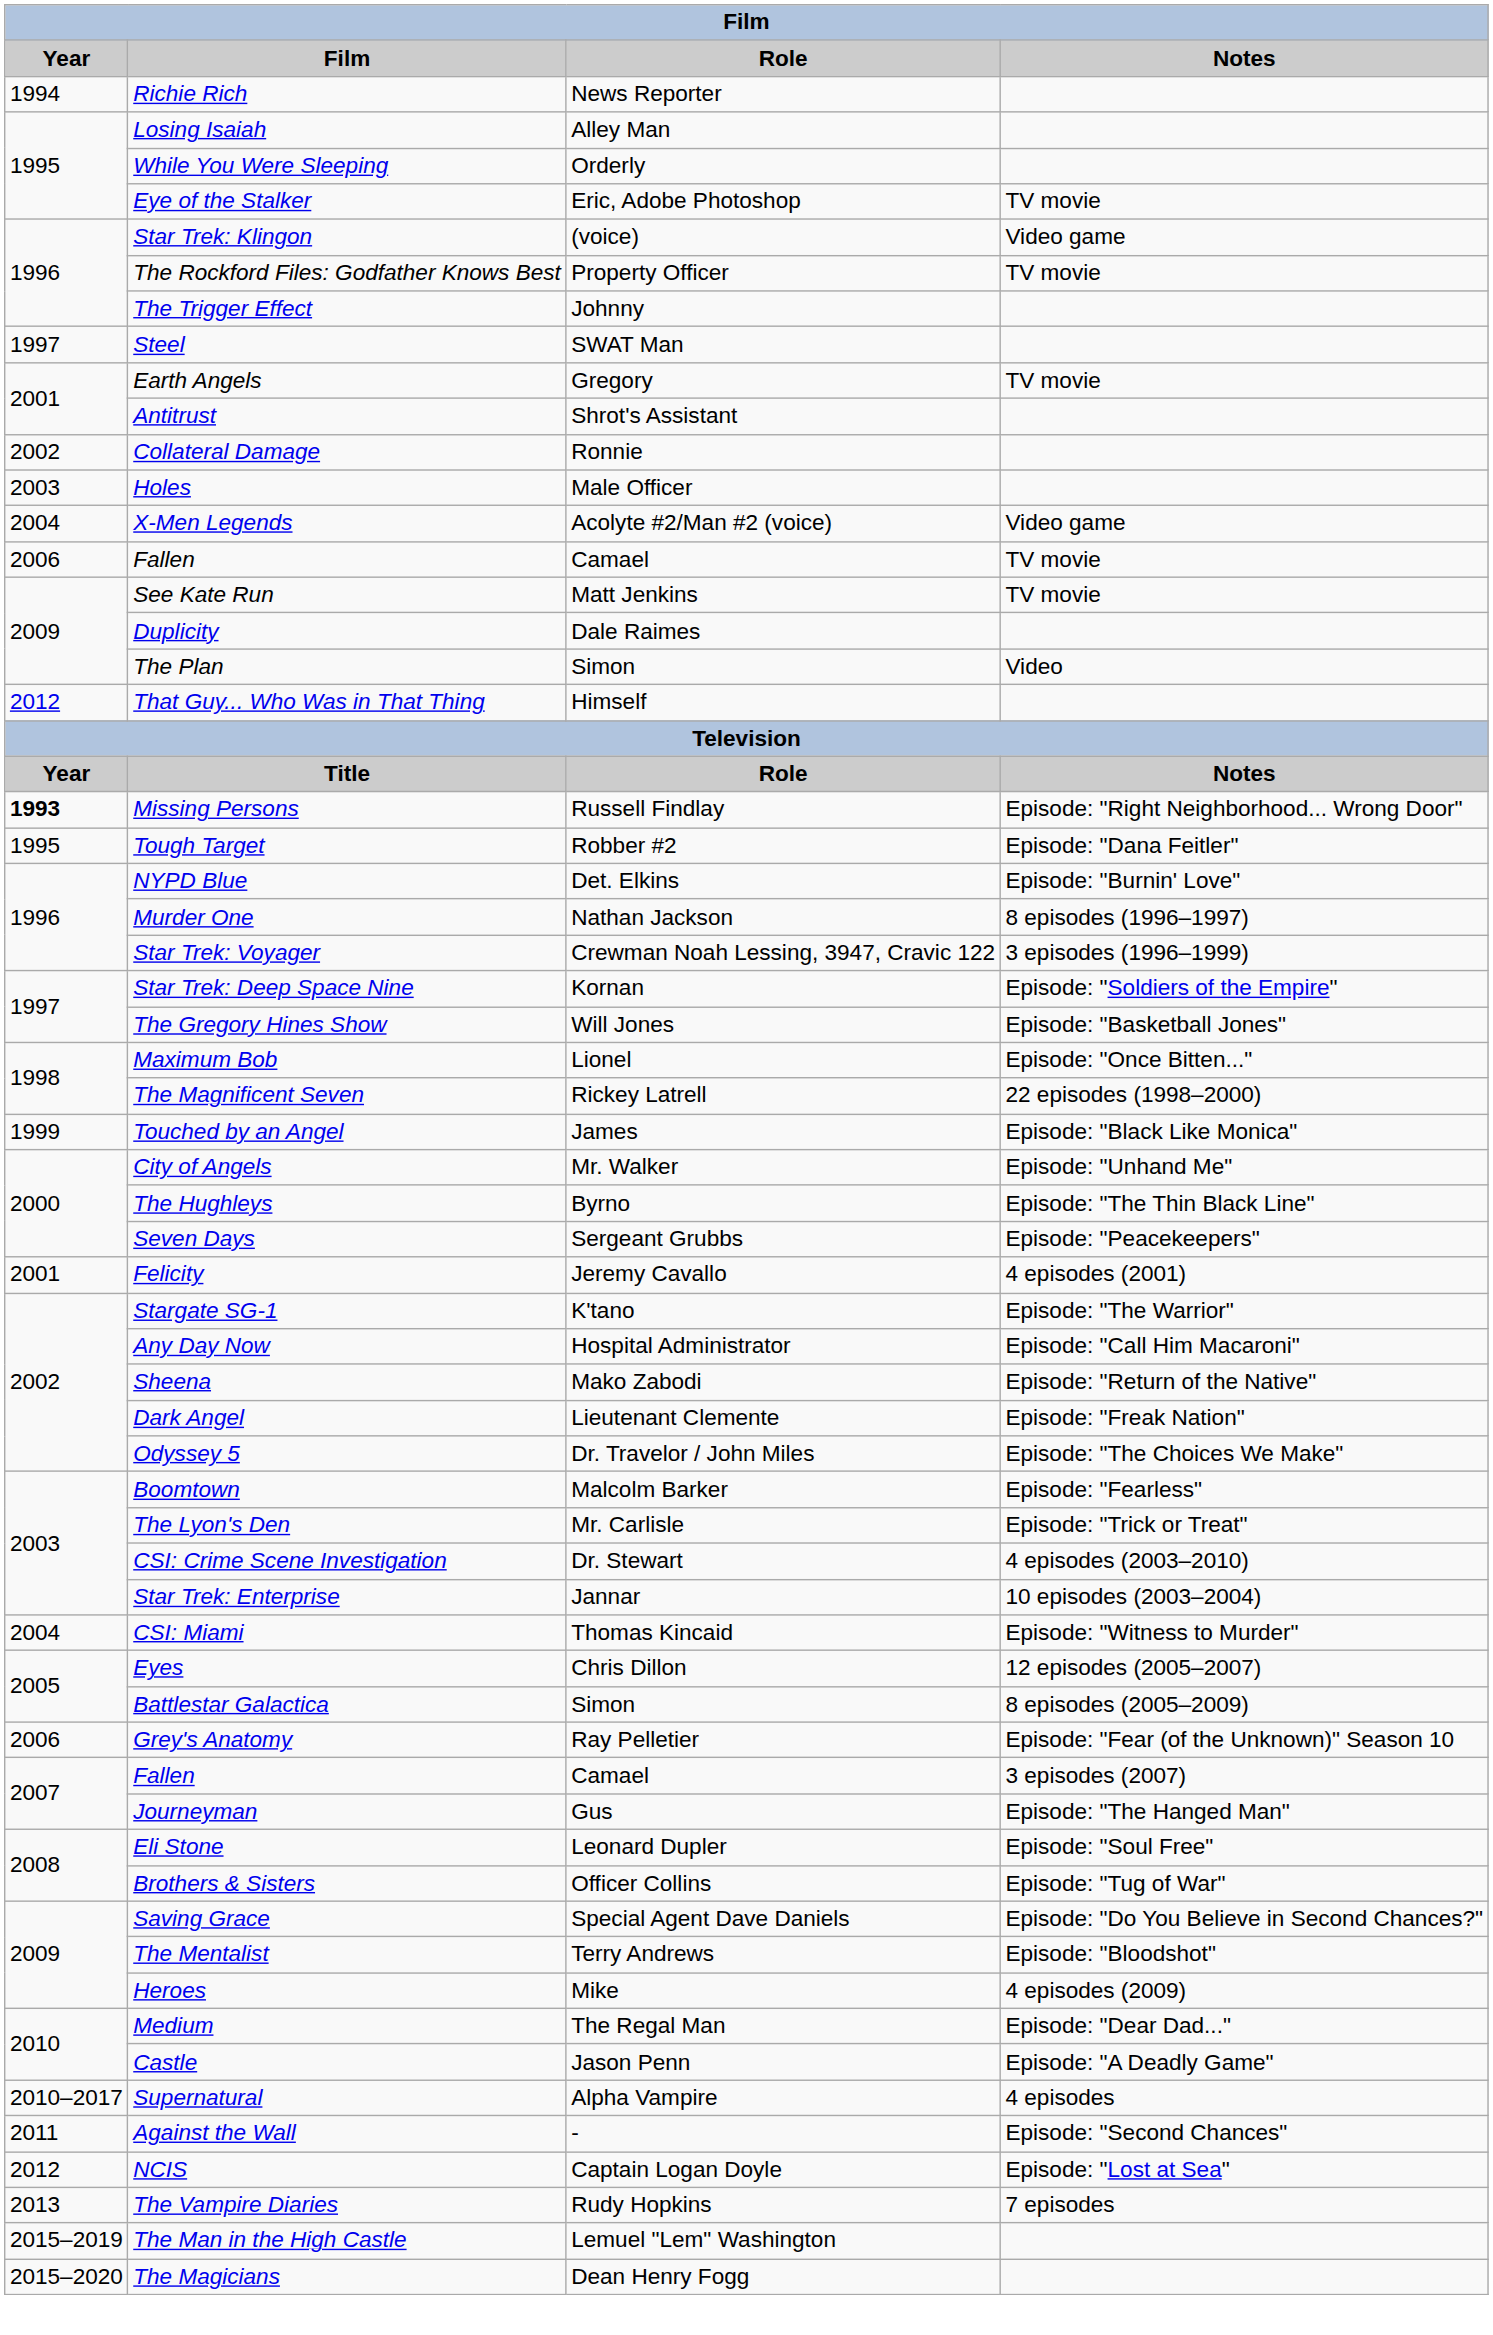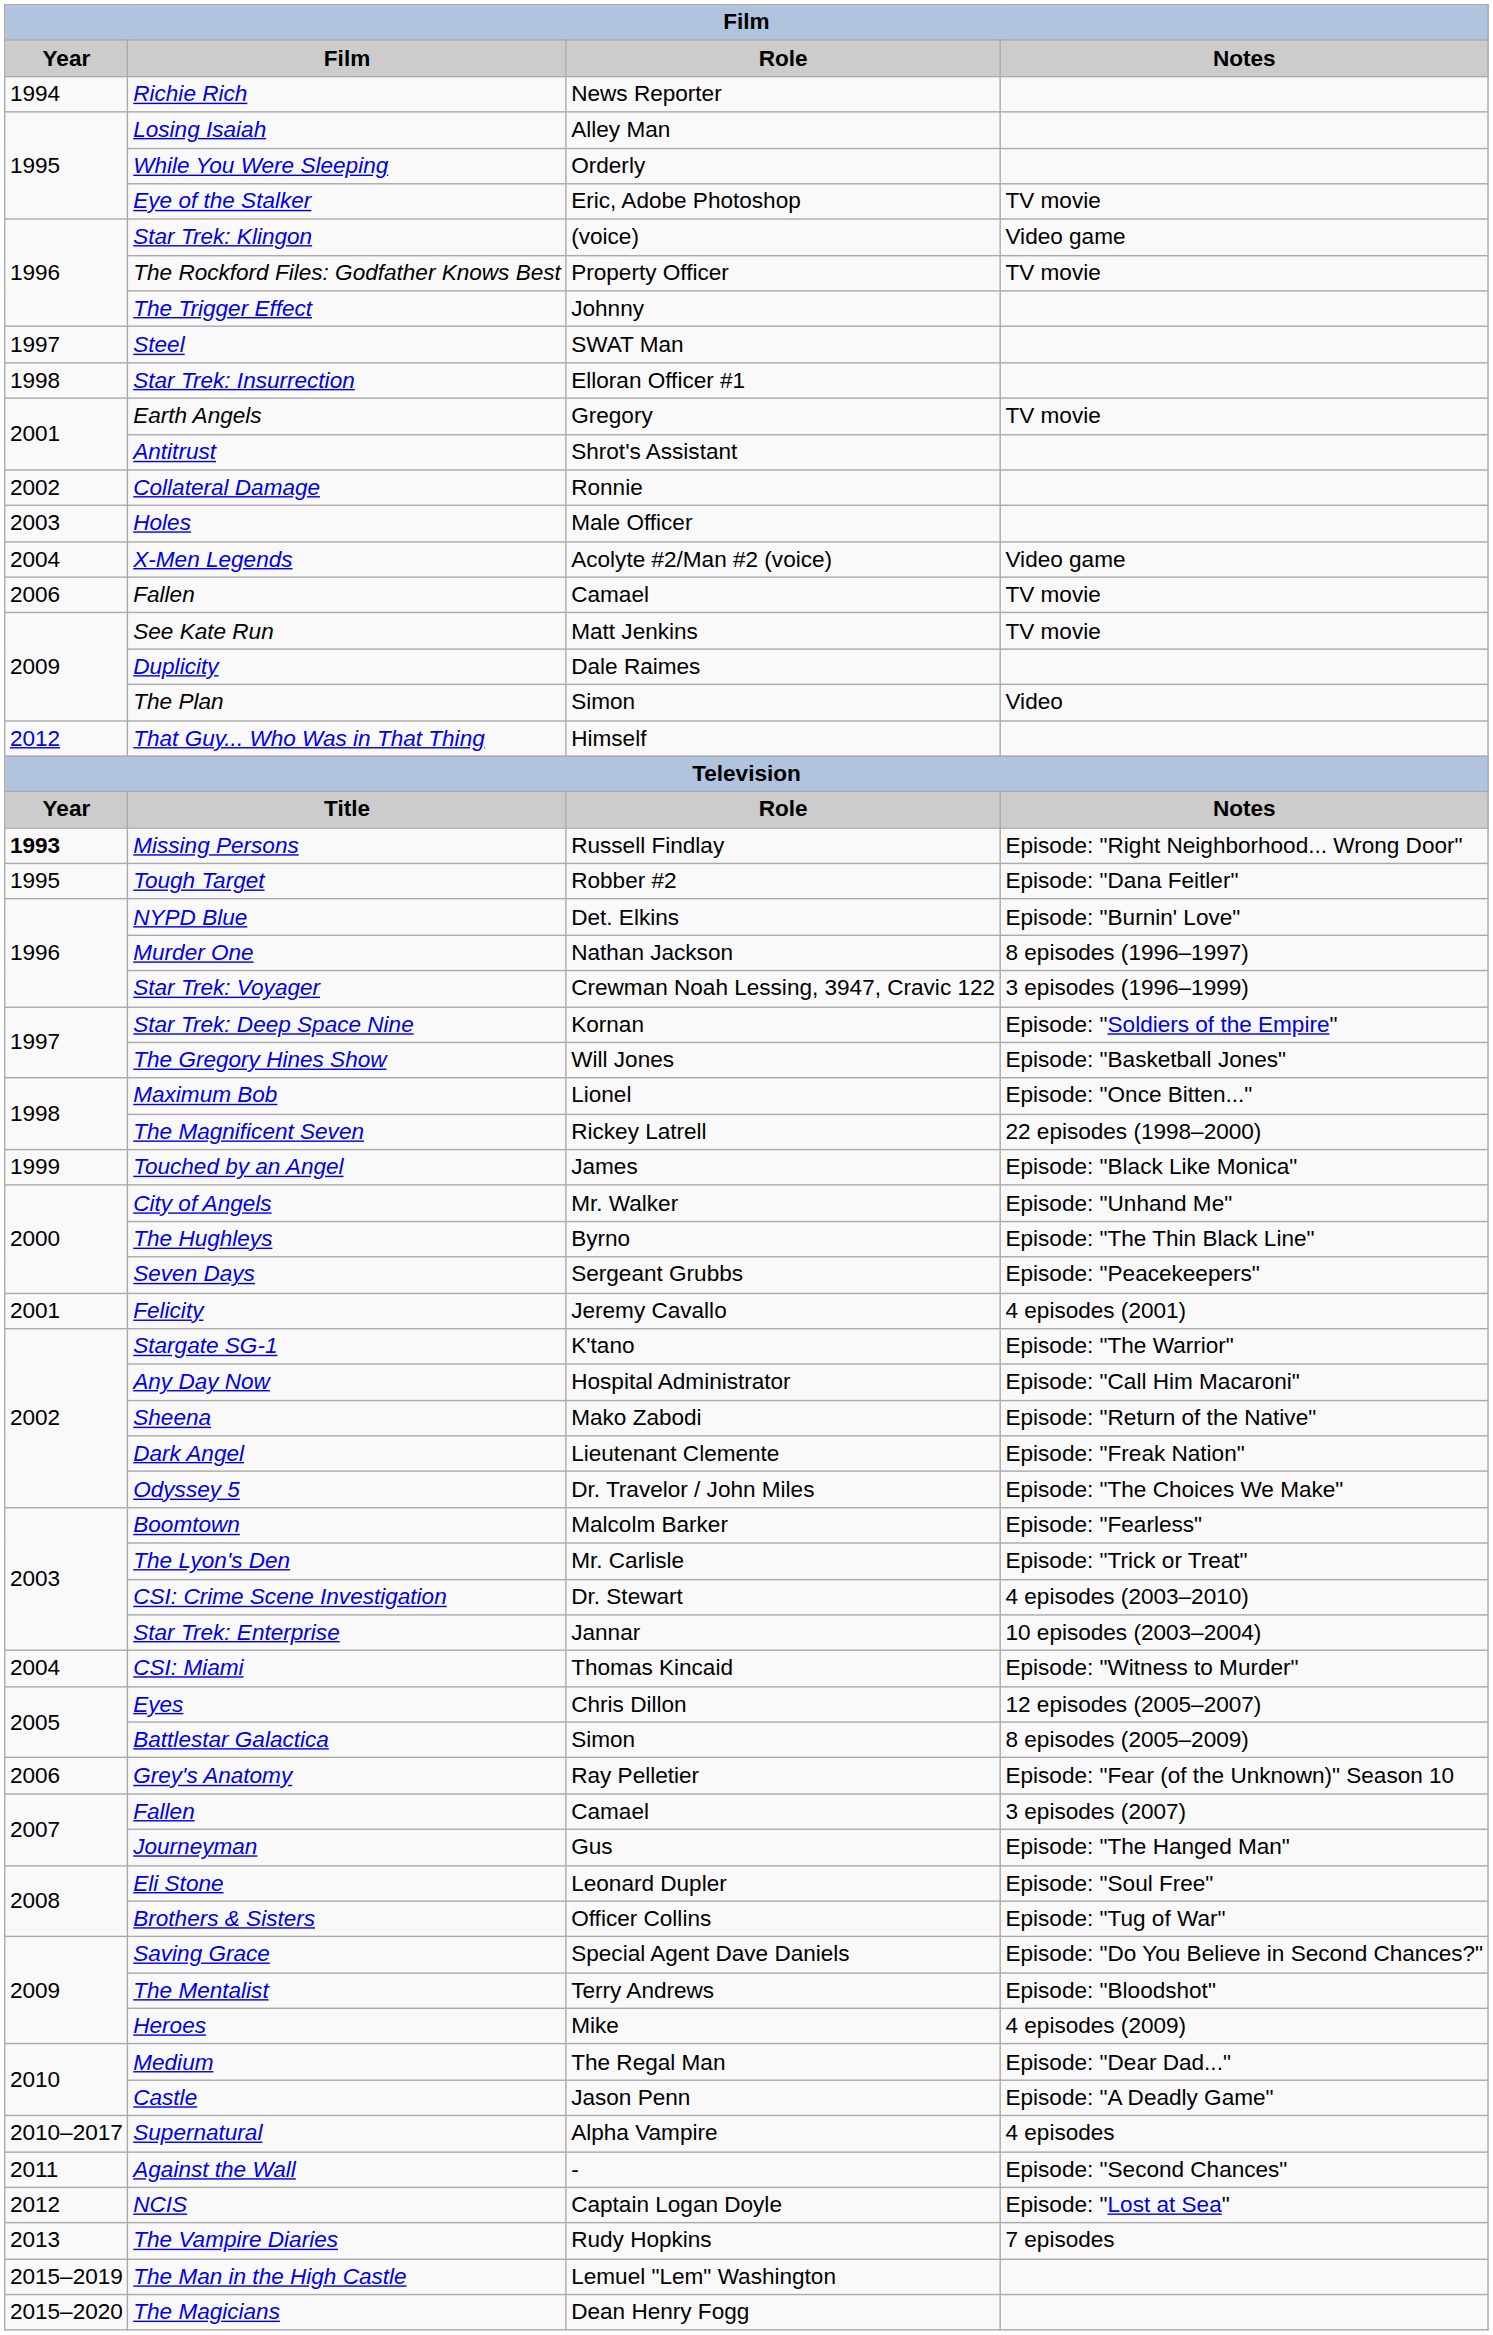+ row: (244, 380)
